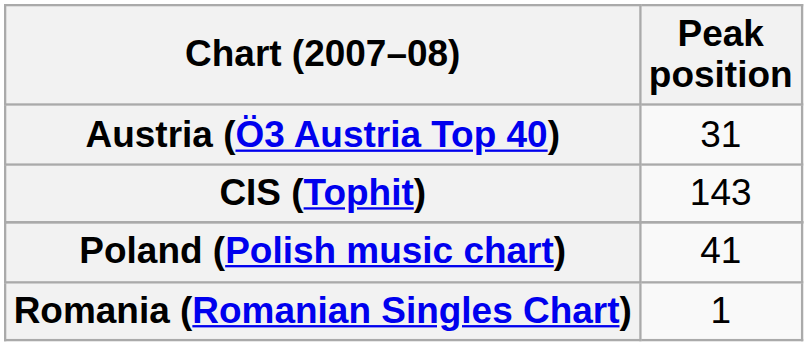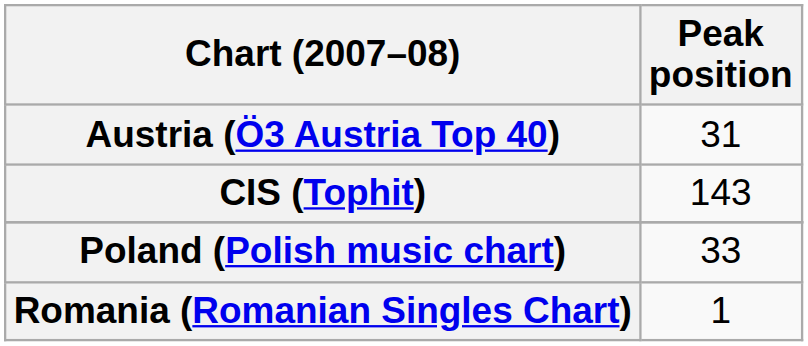(721, 251) 41 -> (721, 251) 33
